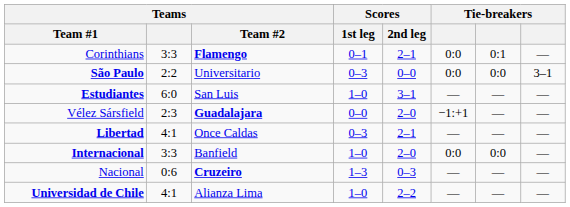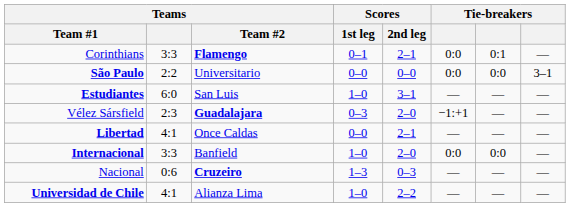(358, 73) 0–3 -> (358, 73) 0–0
(358, 113) 0–0 -> (358, 113) 0–3
(358, 133) 0–3 -> (358, 133) 0–0
